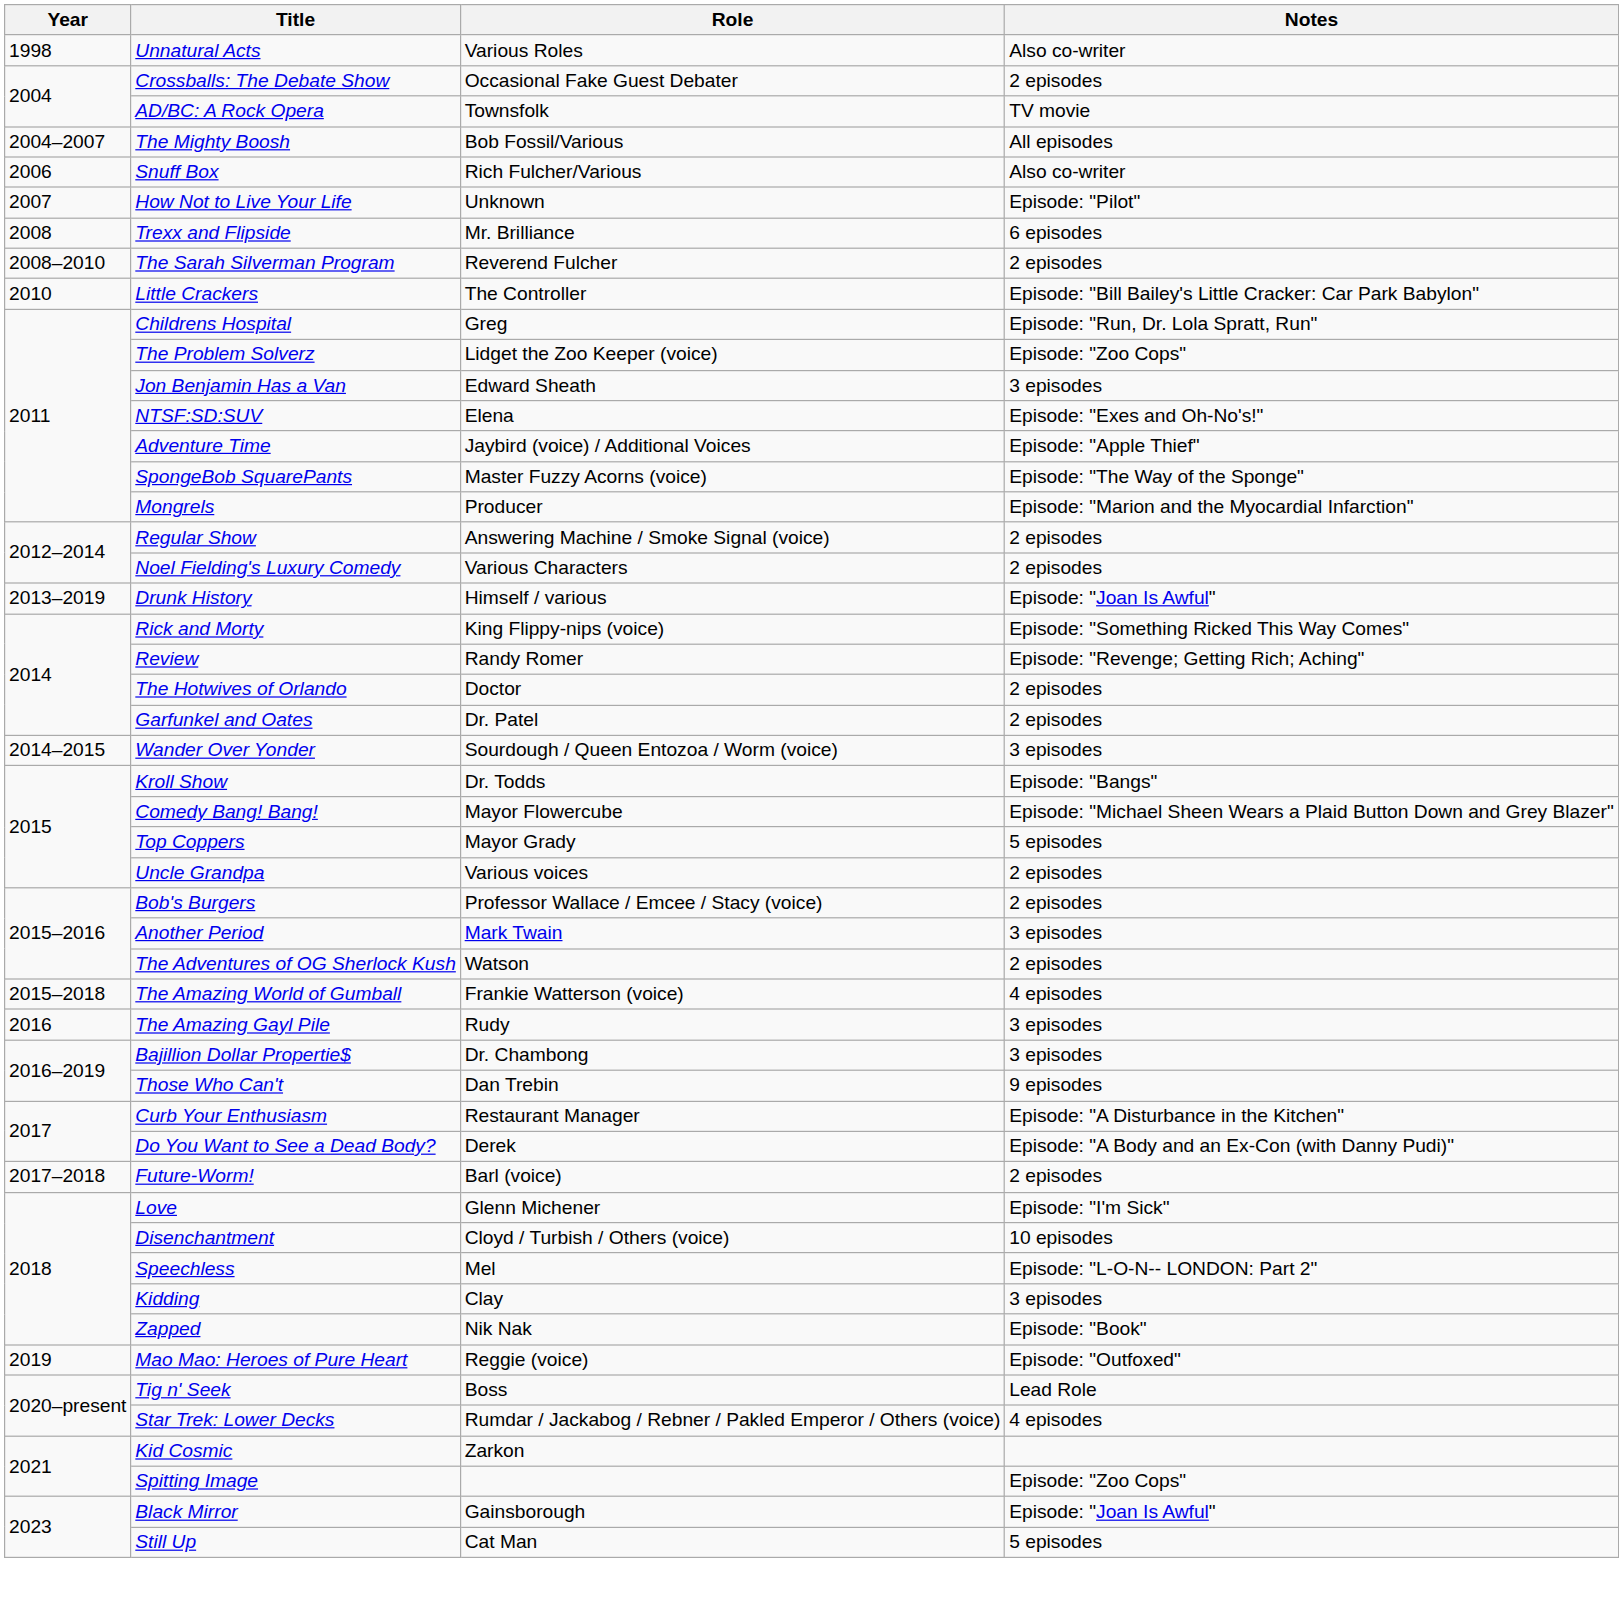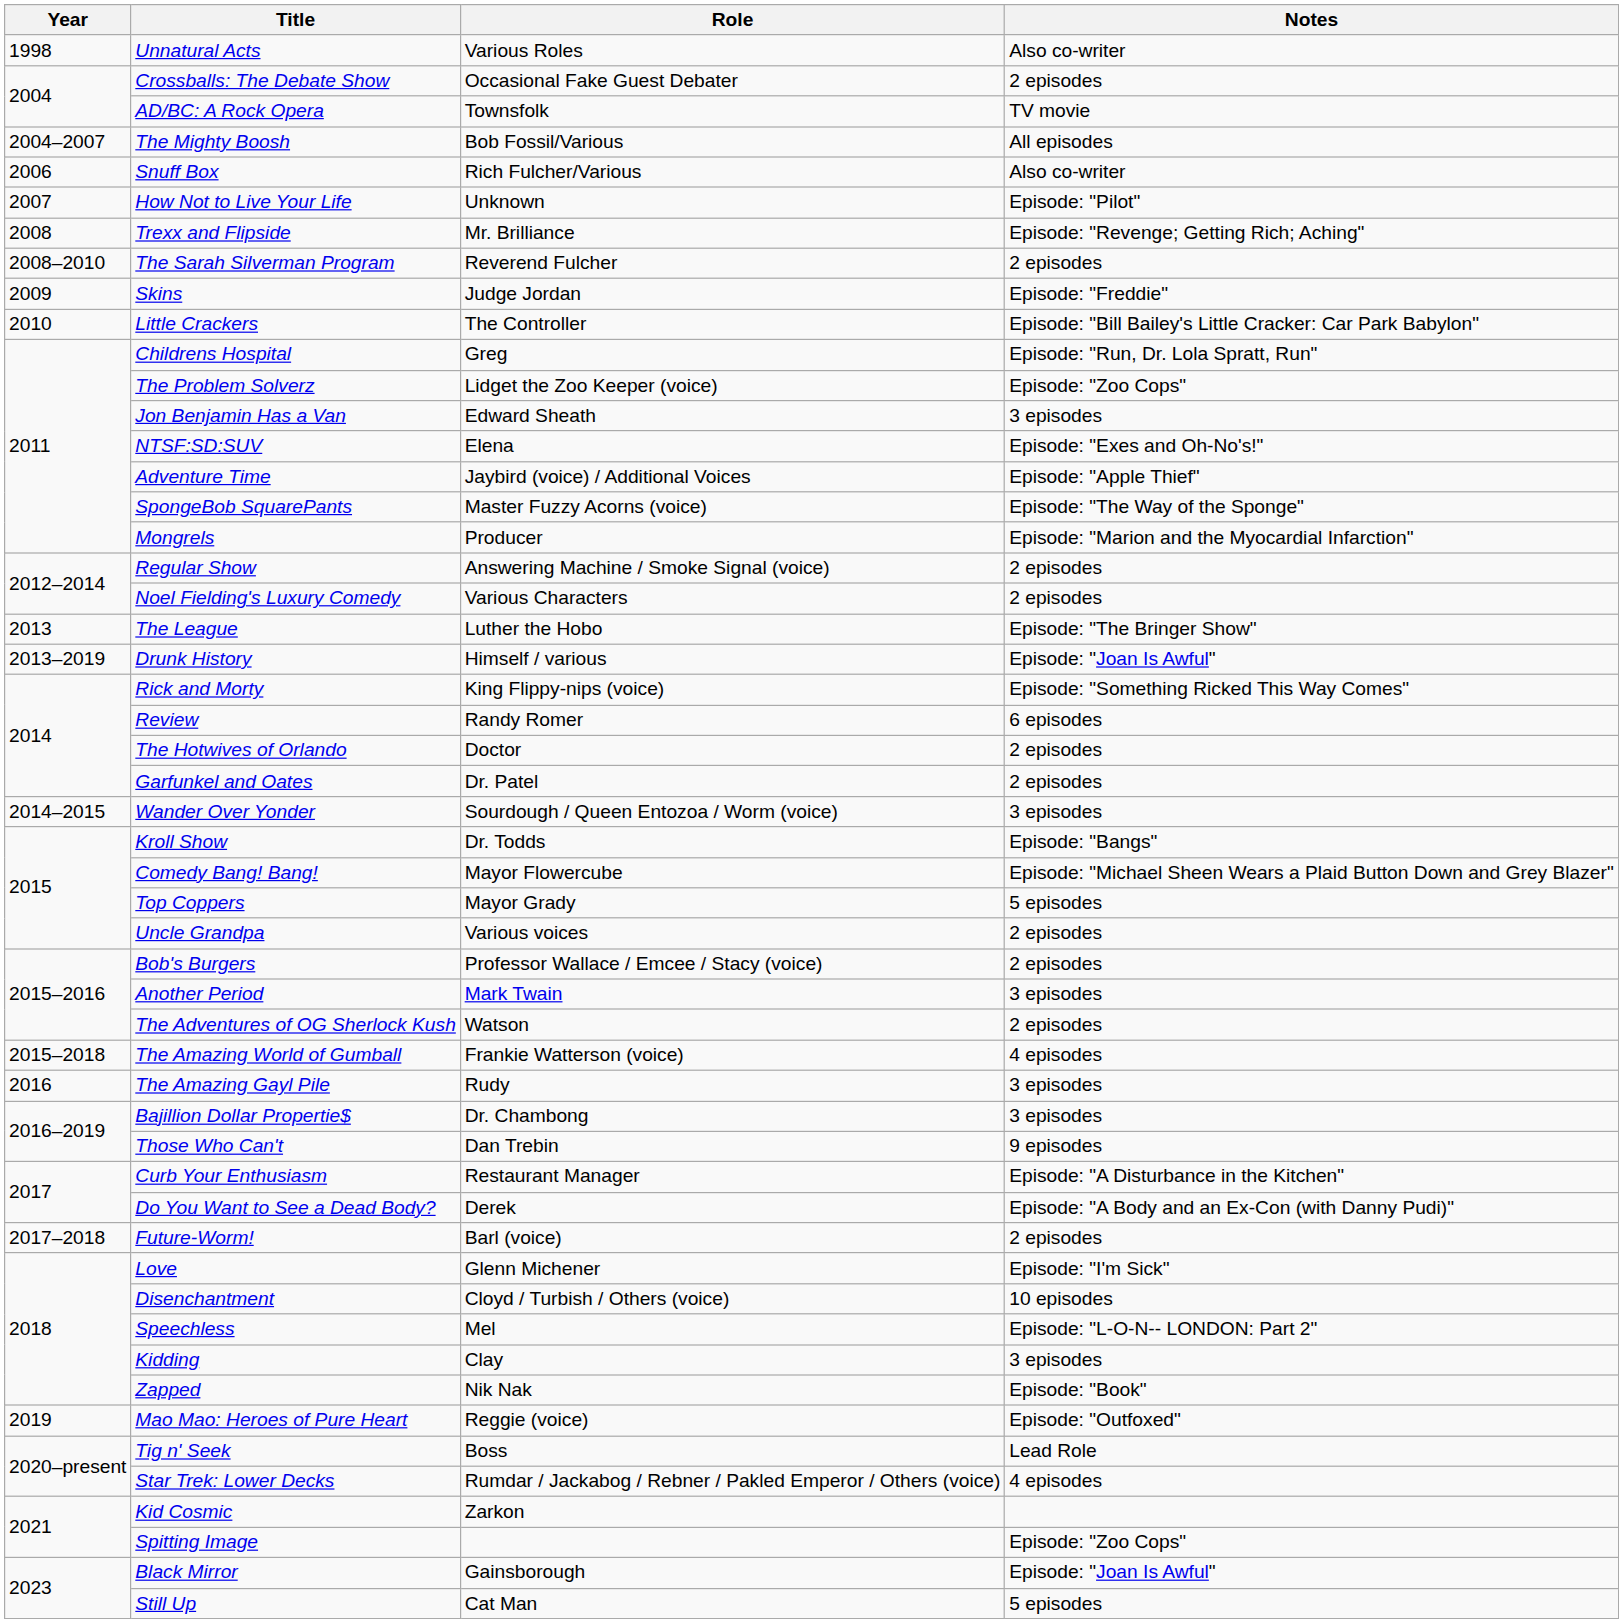(1056, 232) 6 episodes -> (1187, 232) Episode: "Revenge; Getting Rich; Aching"
+ row: (159, 293)
+ row: (187, 628)
(1187, 659) Episode: "Revenge; Getting Rich; Aching" -> (1056, 720) 6 episodes
